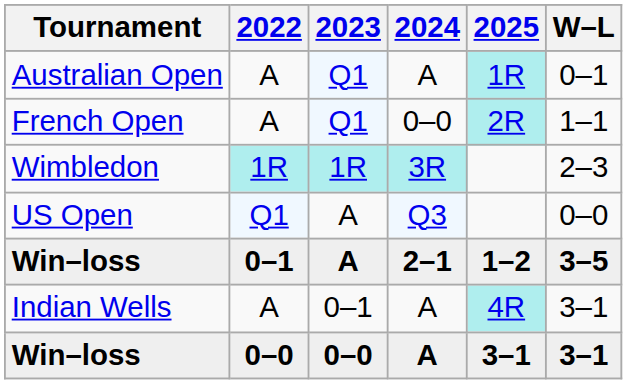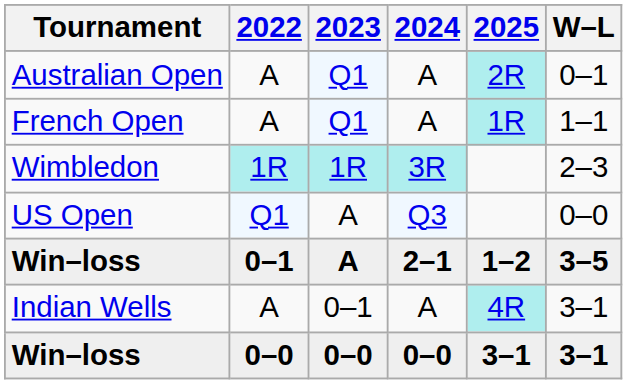(506, 74) 1R -> (506, 74) 2R
(427, 121) 0–0 -> (427, 121) A
(506, 121) 2R -> (506, 121) 1R
(427, 354) A -> (427, 354) 0–0
